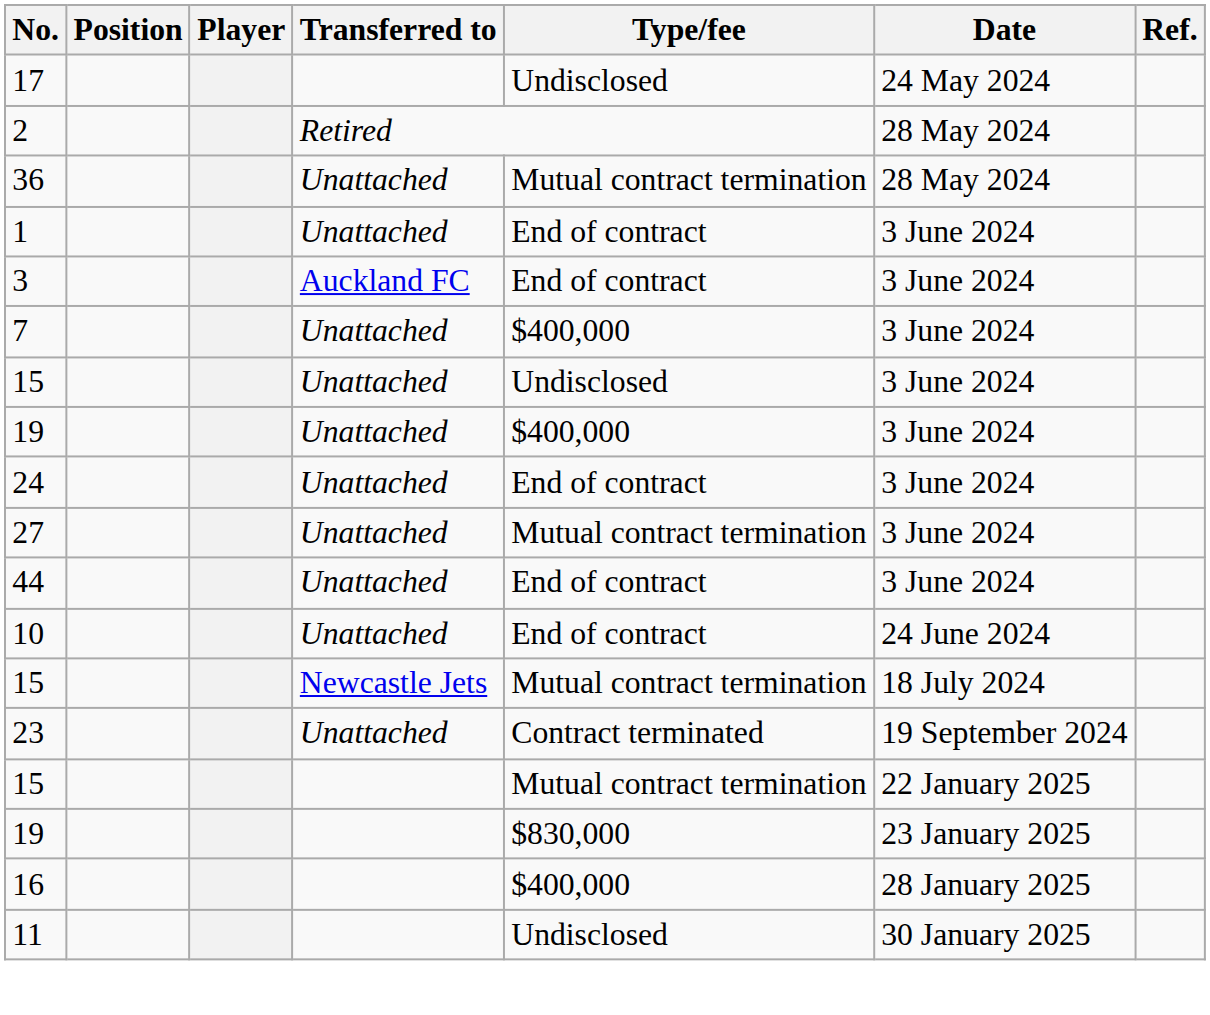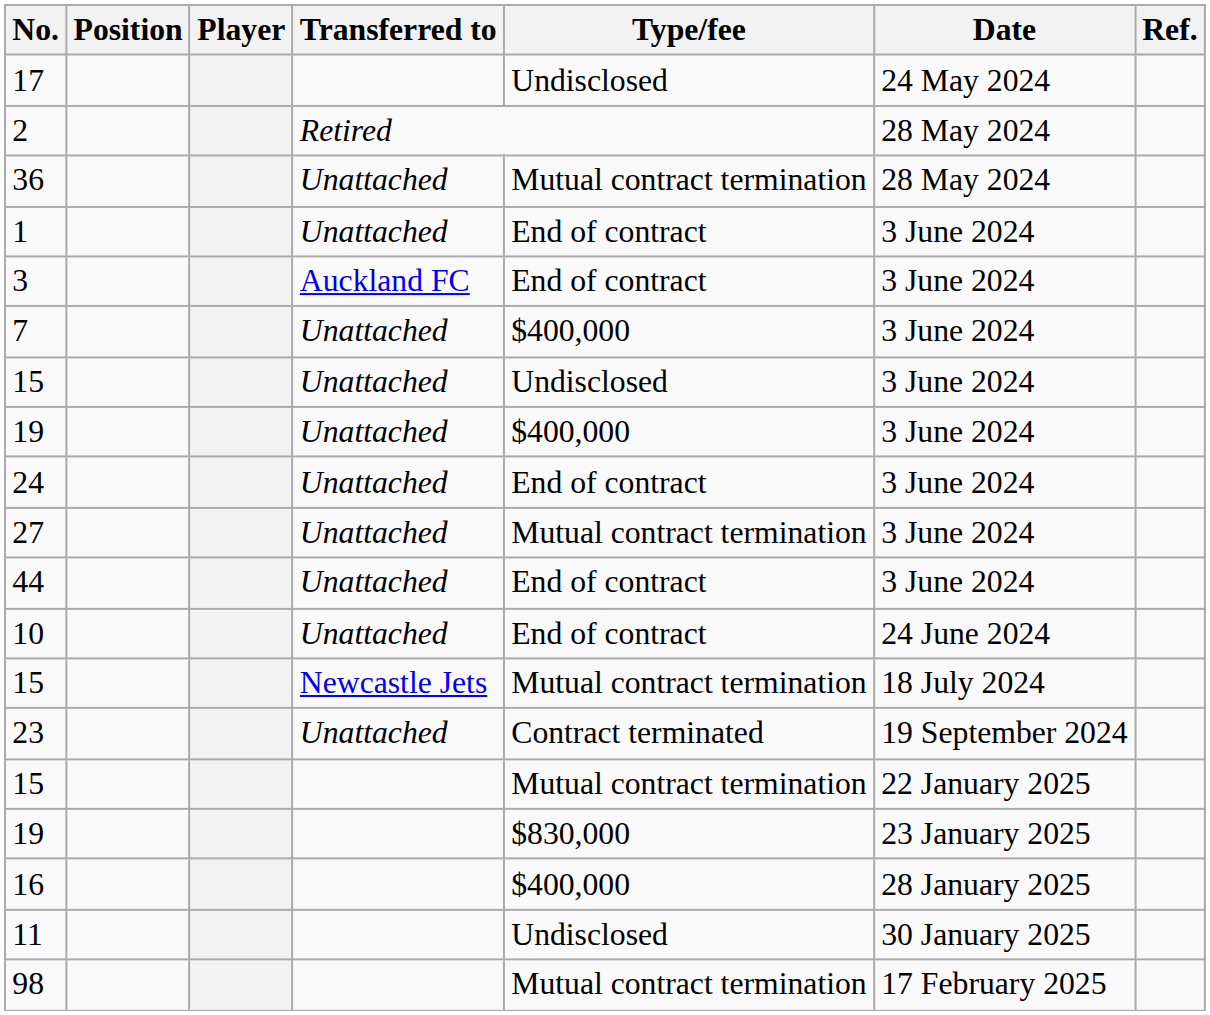+ row: (28, 984)
